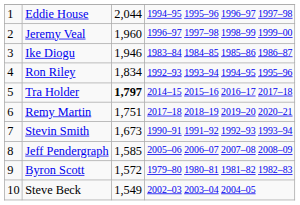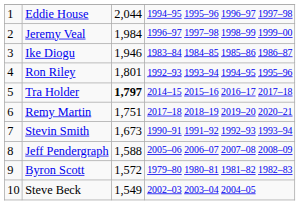(128, 33) 1,960 -> (128, 33) 1,984
(128, 72) 1,834 -> (128, 72) 1,801
(128, 151) 1,585 -> (128, 151) 1,588
